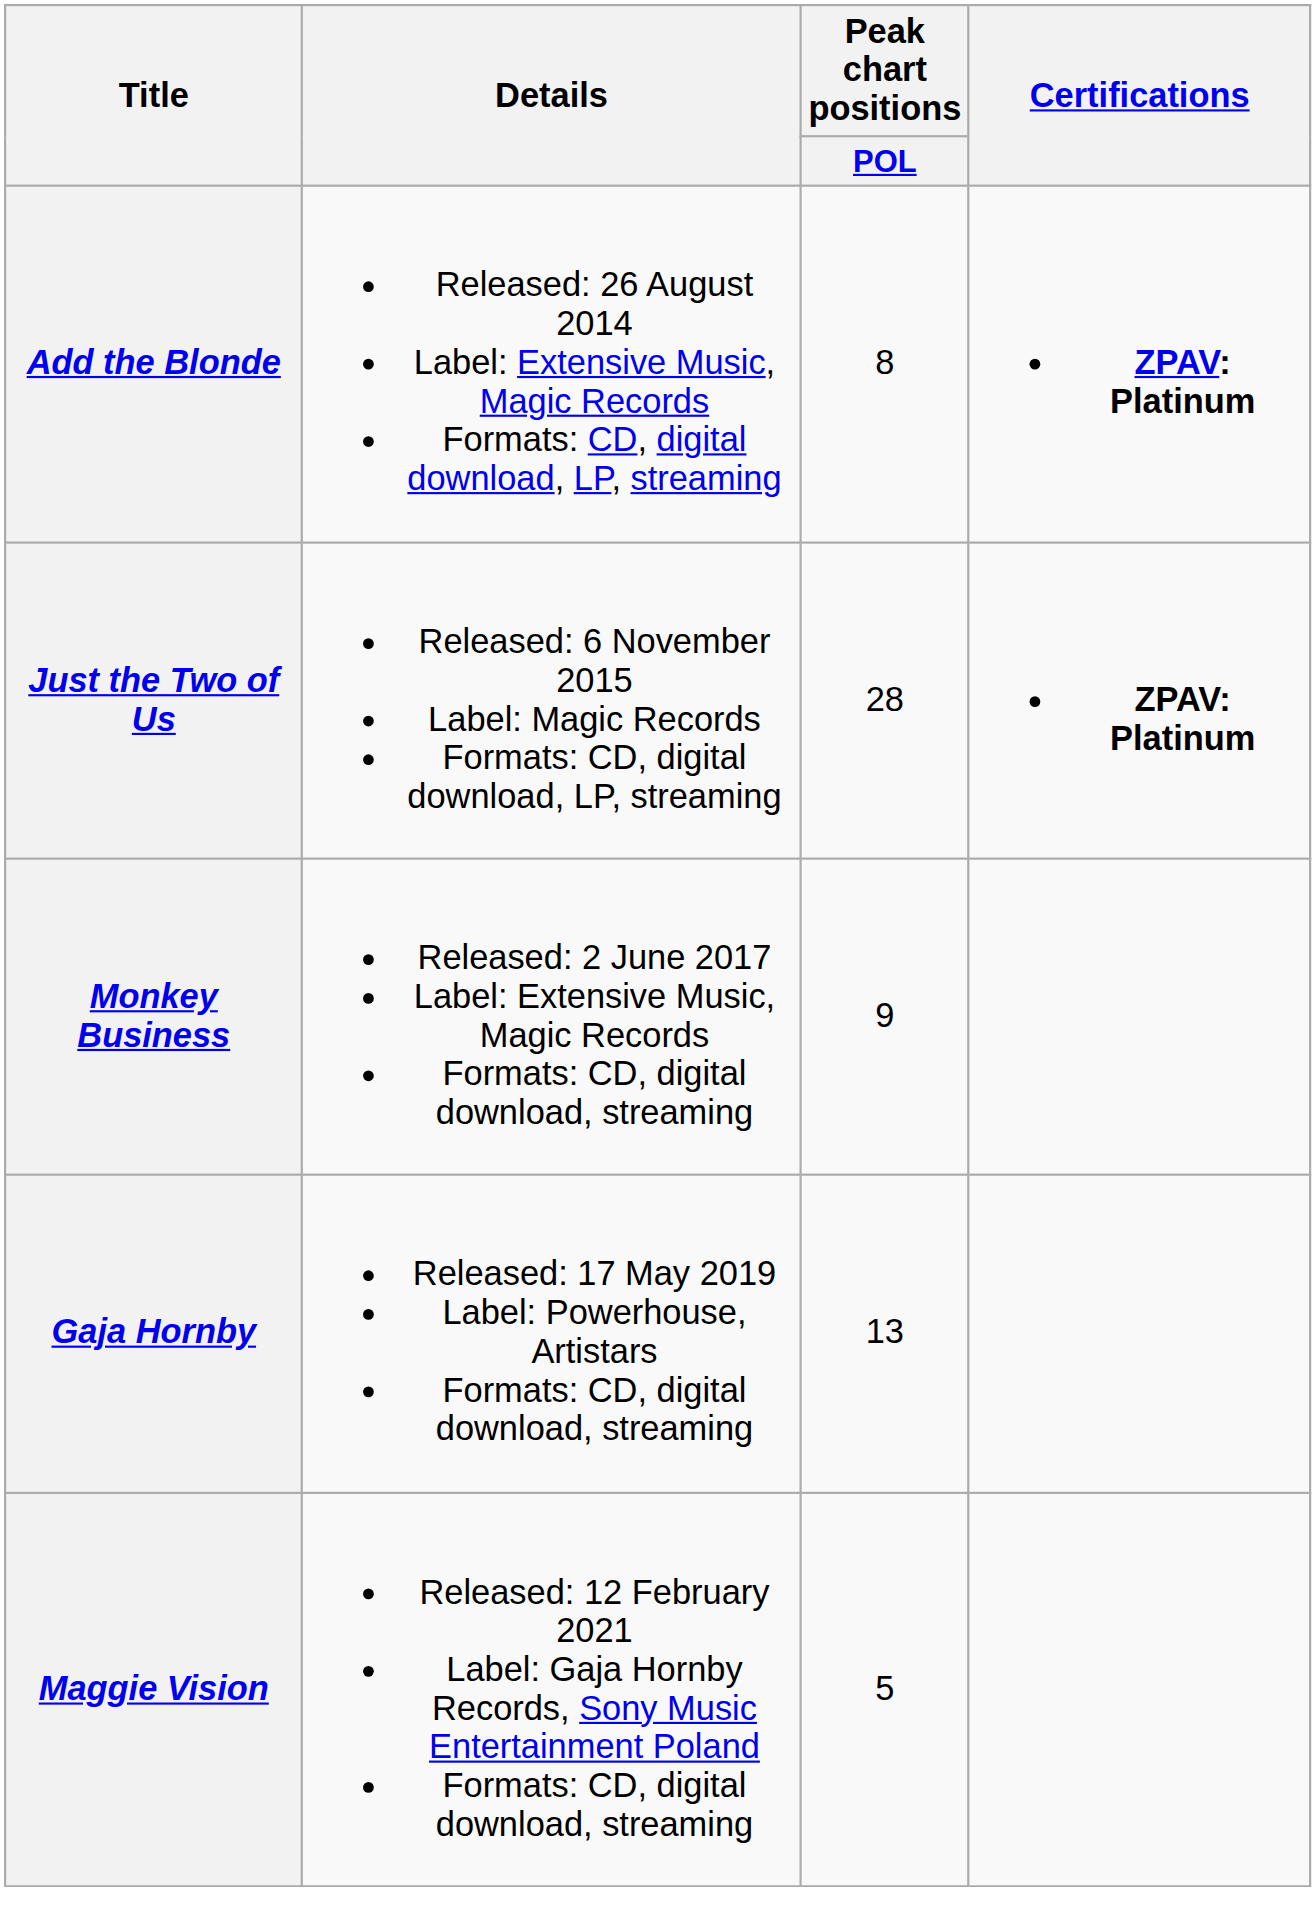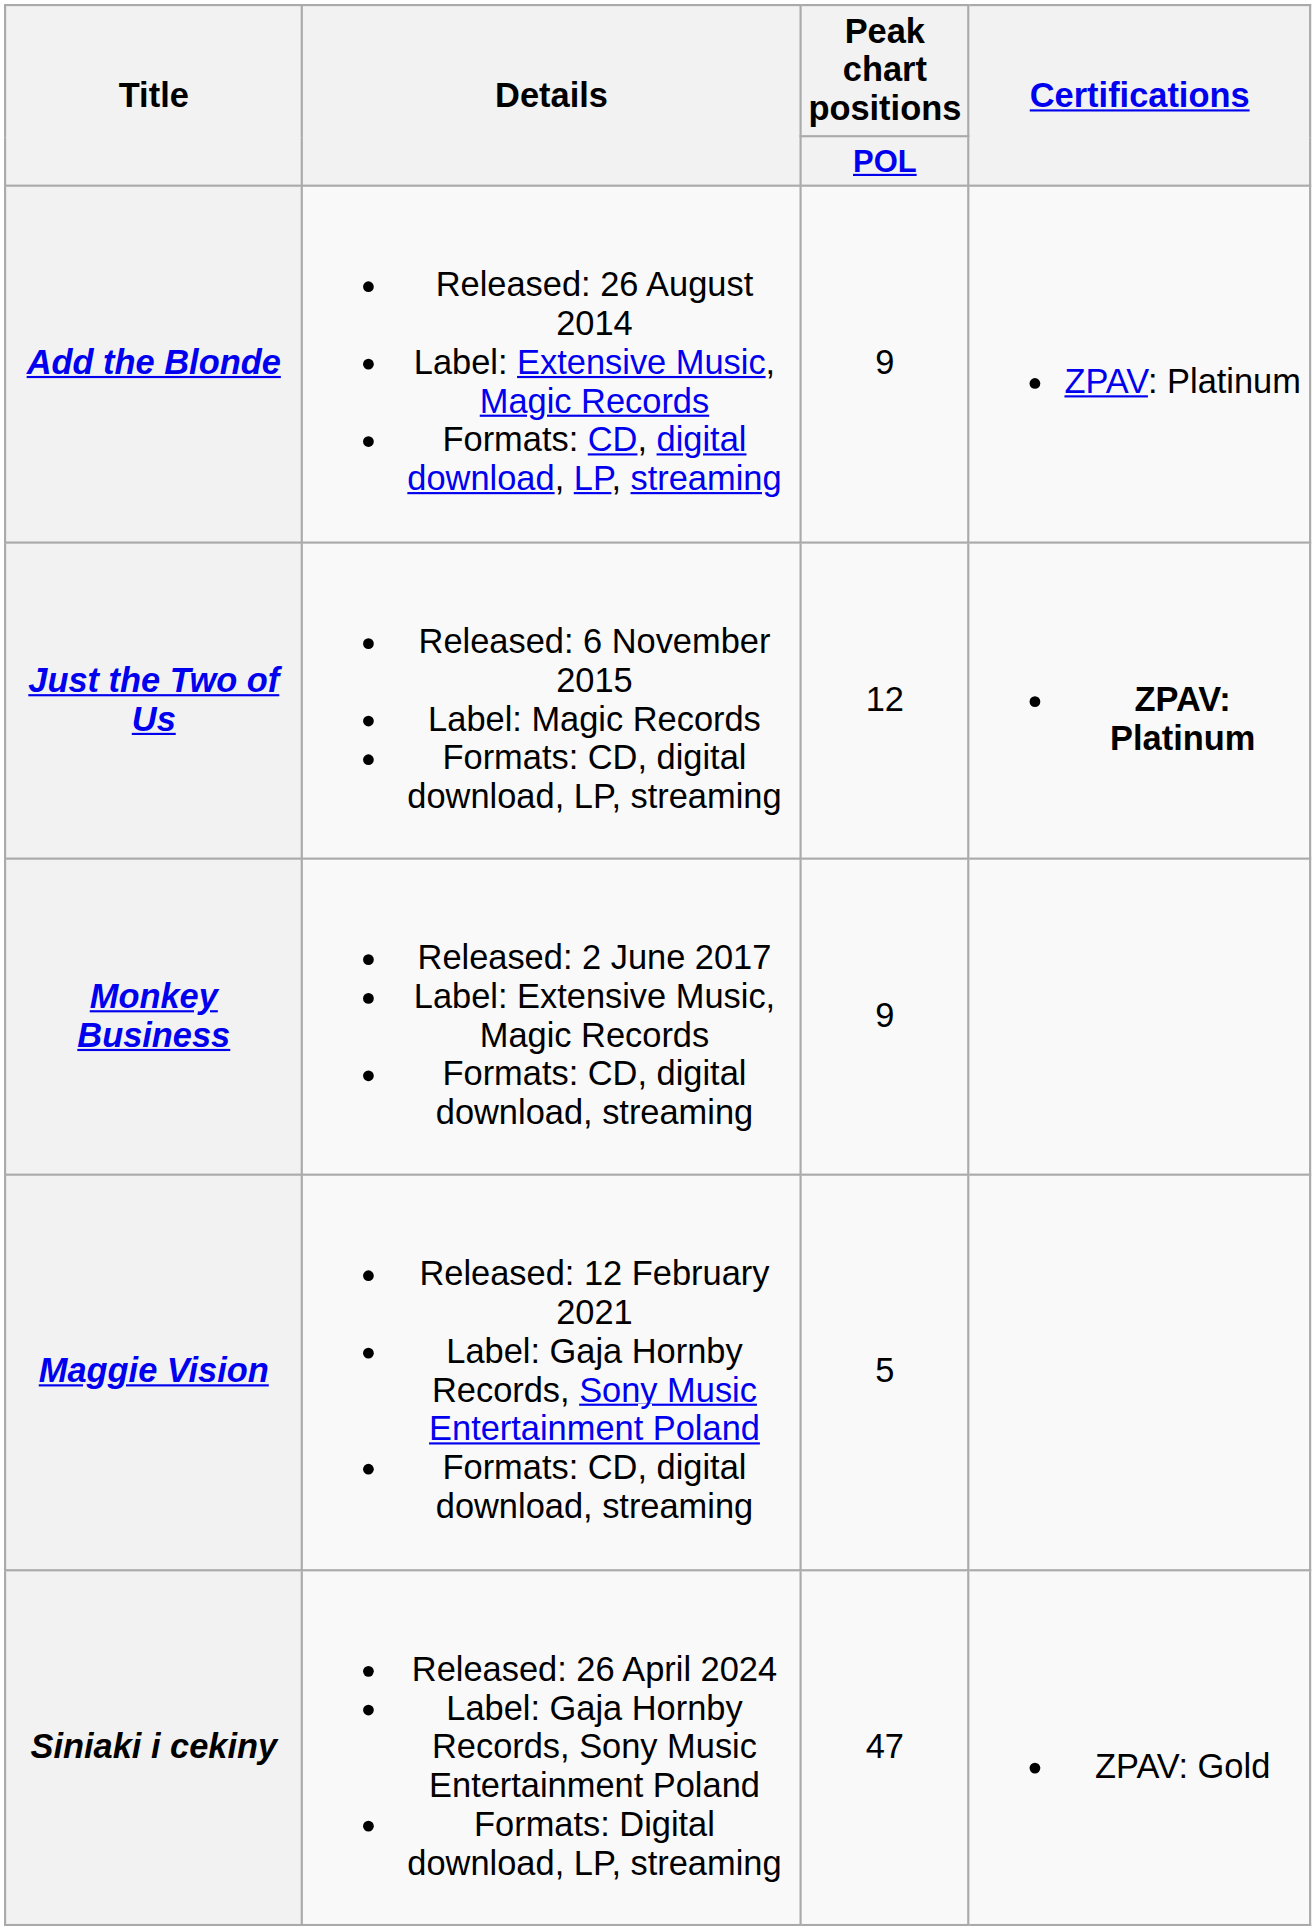(885, 363) 8 -> (885, 363) 9
(1140, 383) bold -> (1140, 383) normal
(885, 699) 28 -> (885, 699) 12
- row: (154, 1333)
+ row: (154, 1746)
